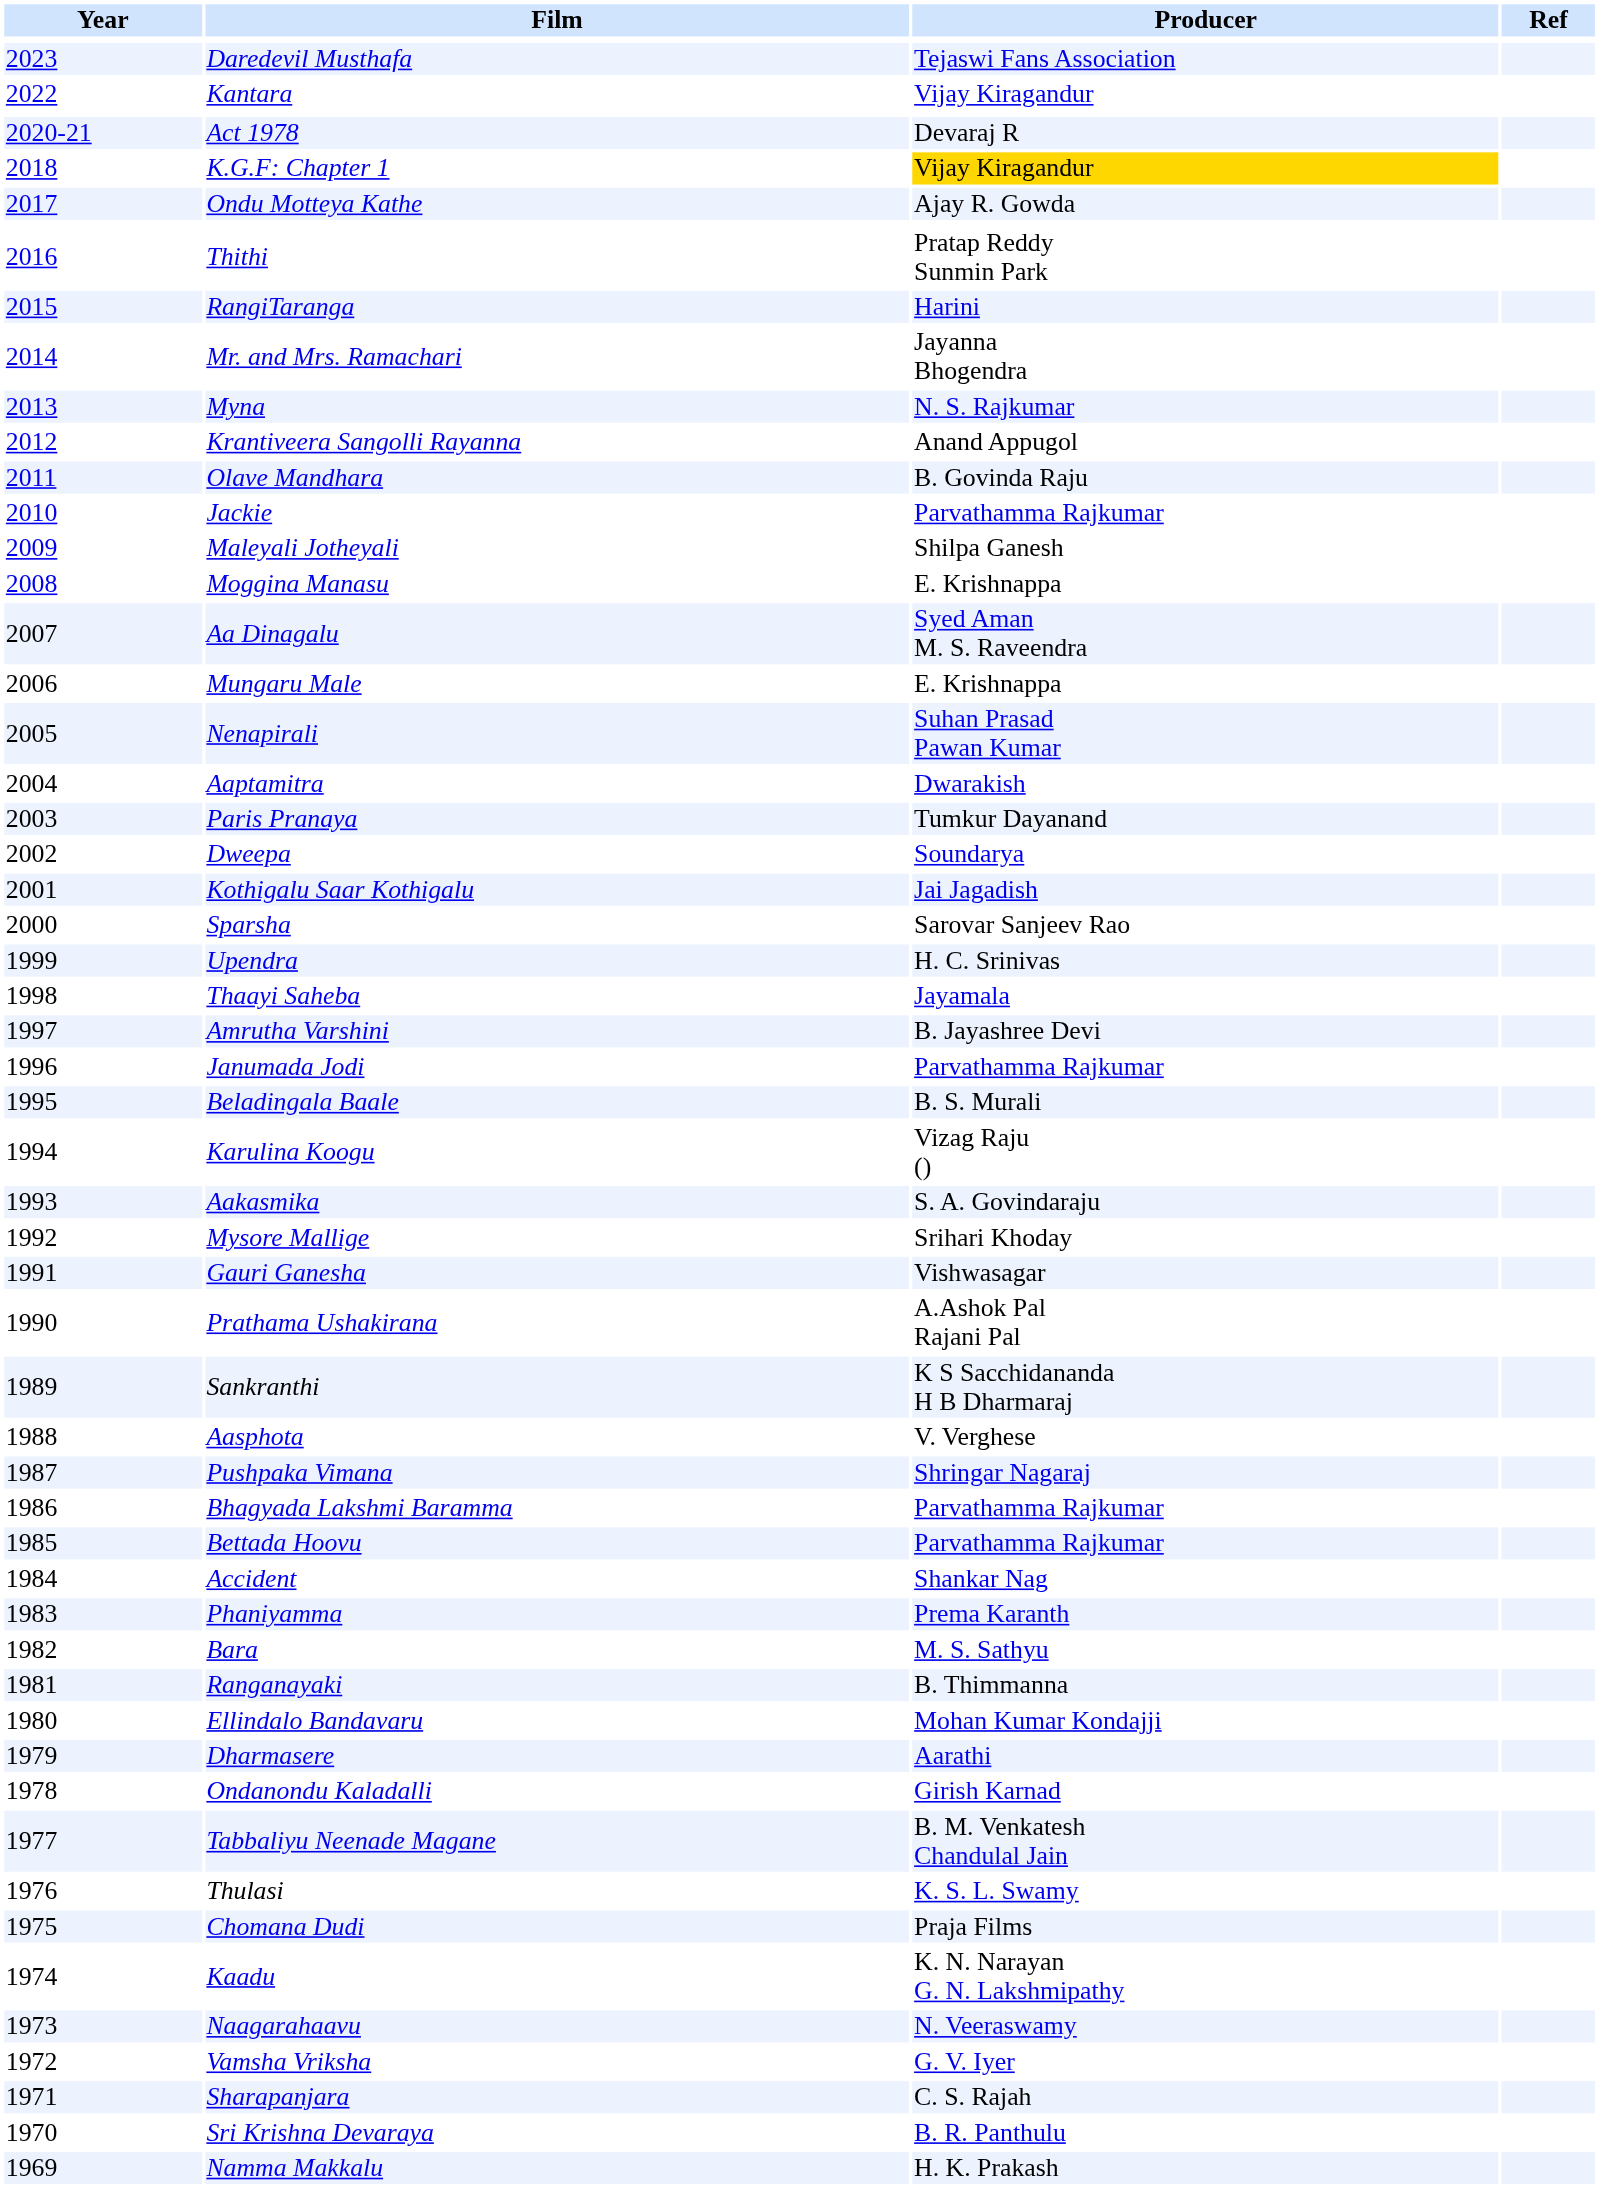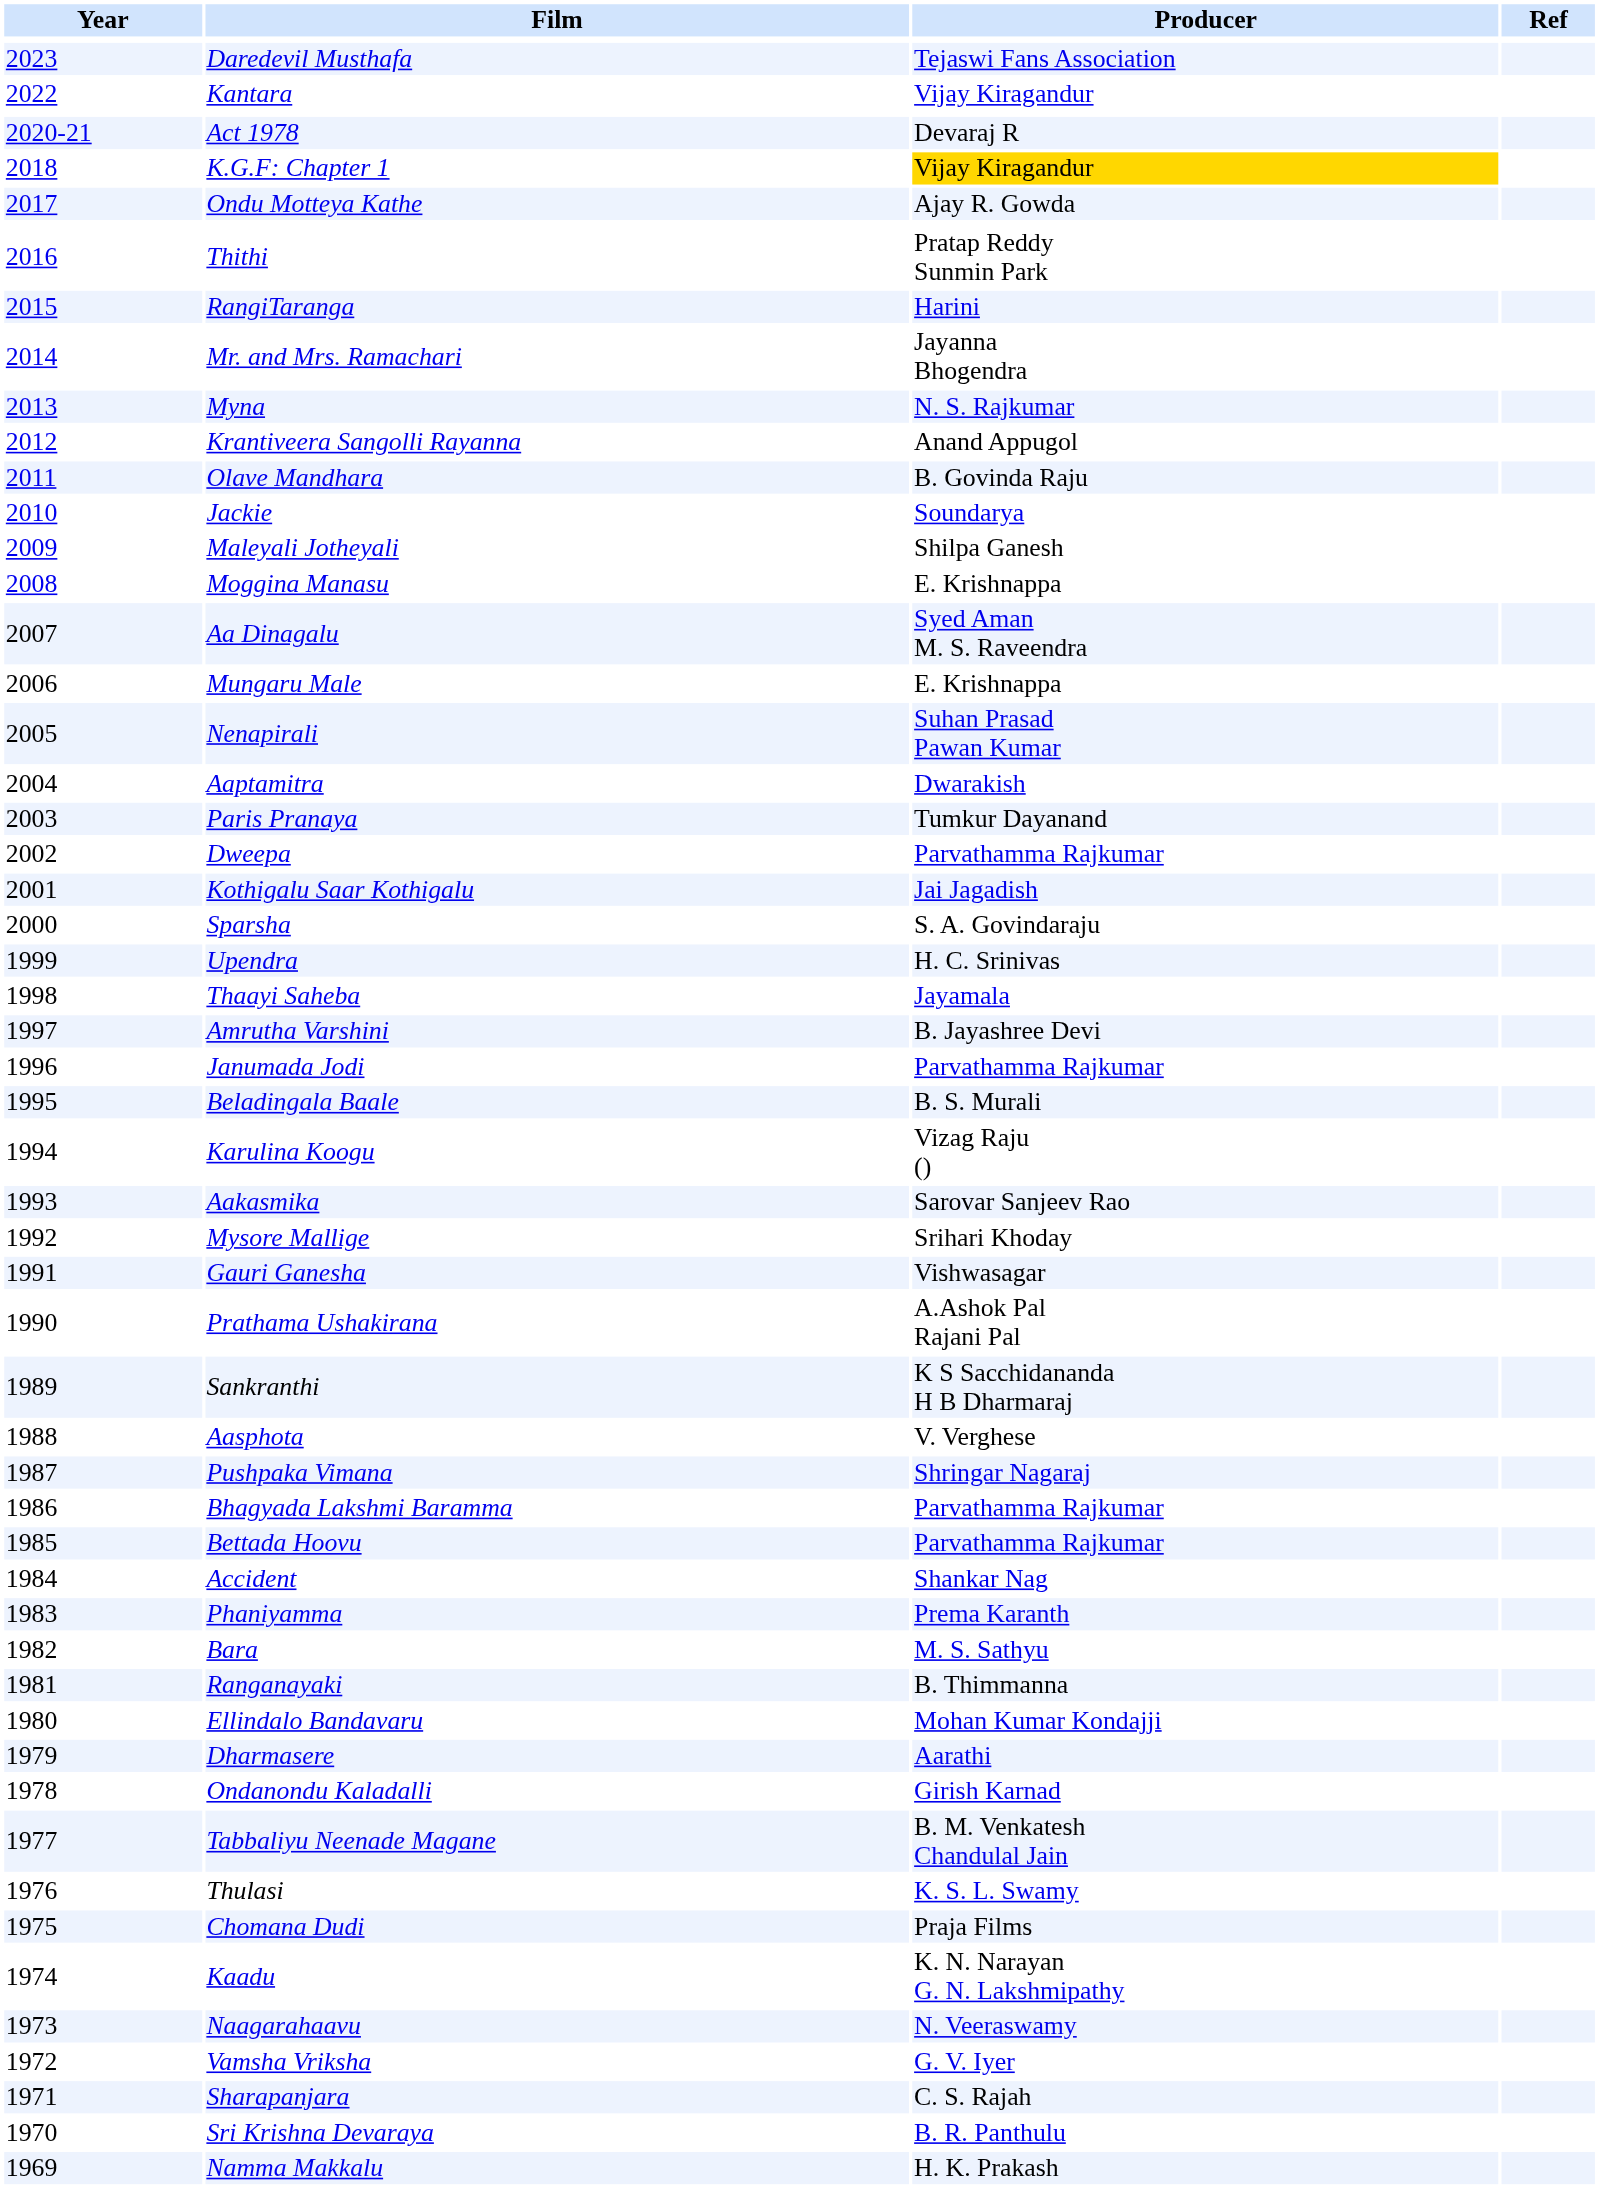(1039, 512) Parvathamma Rajkumar -> (969, 512) Soundarya
(969, 853) Soundarya -> (1039, 853) Parvathamma Rajkumar
(1022, 924) Sarovar Sanjeev Rao -> (1007, 924) S. A. Govindaraju
(1007, 1201) S. A. Govindaraju -> (1022, 1201) Sarovar Sanjeev Rao
